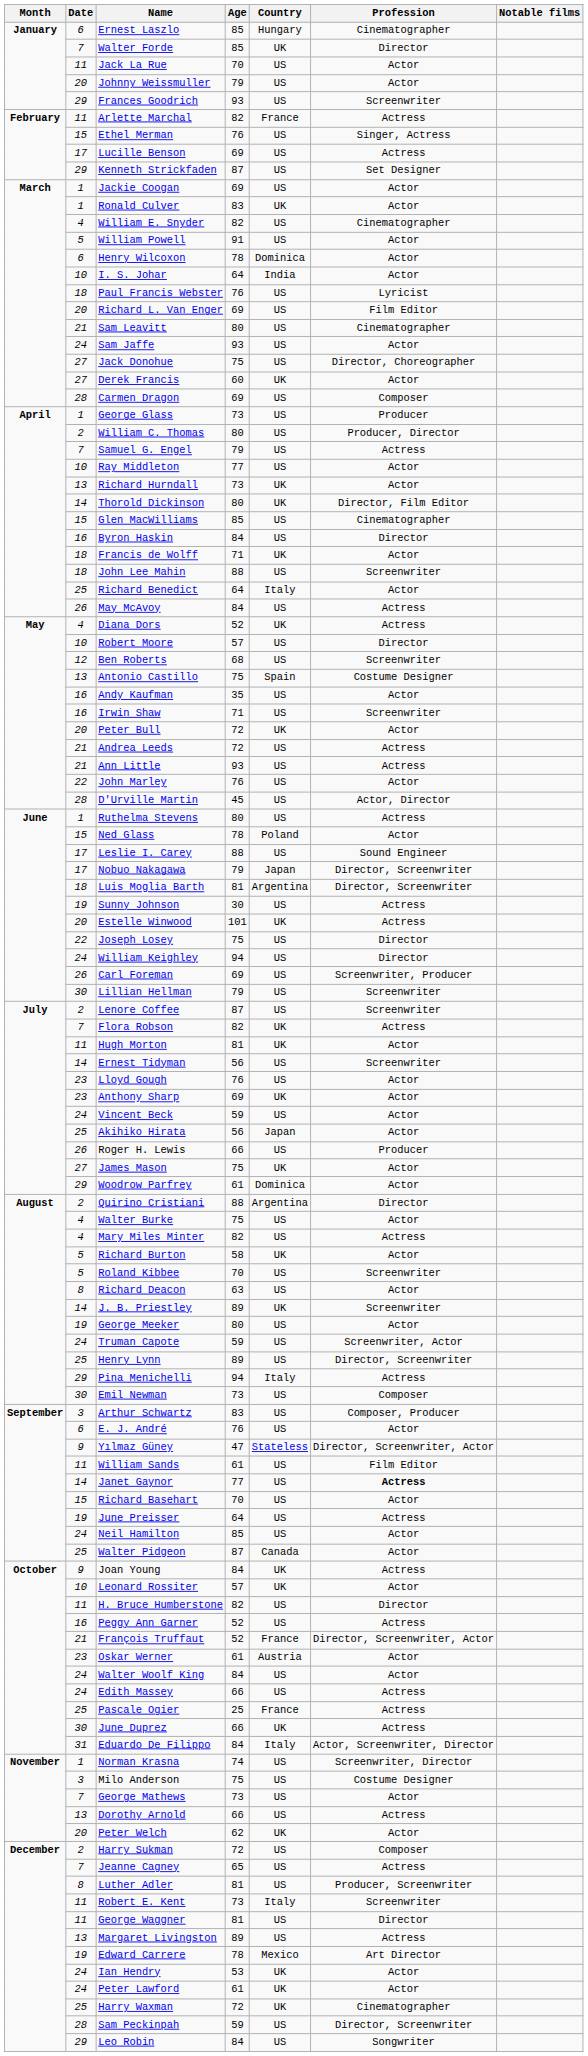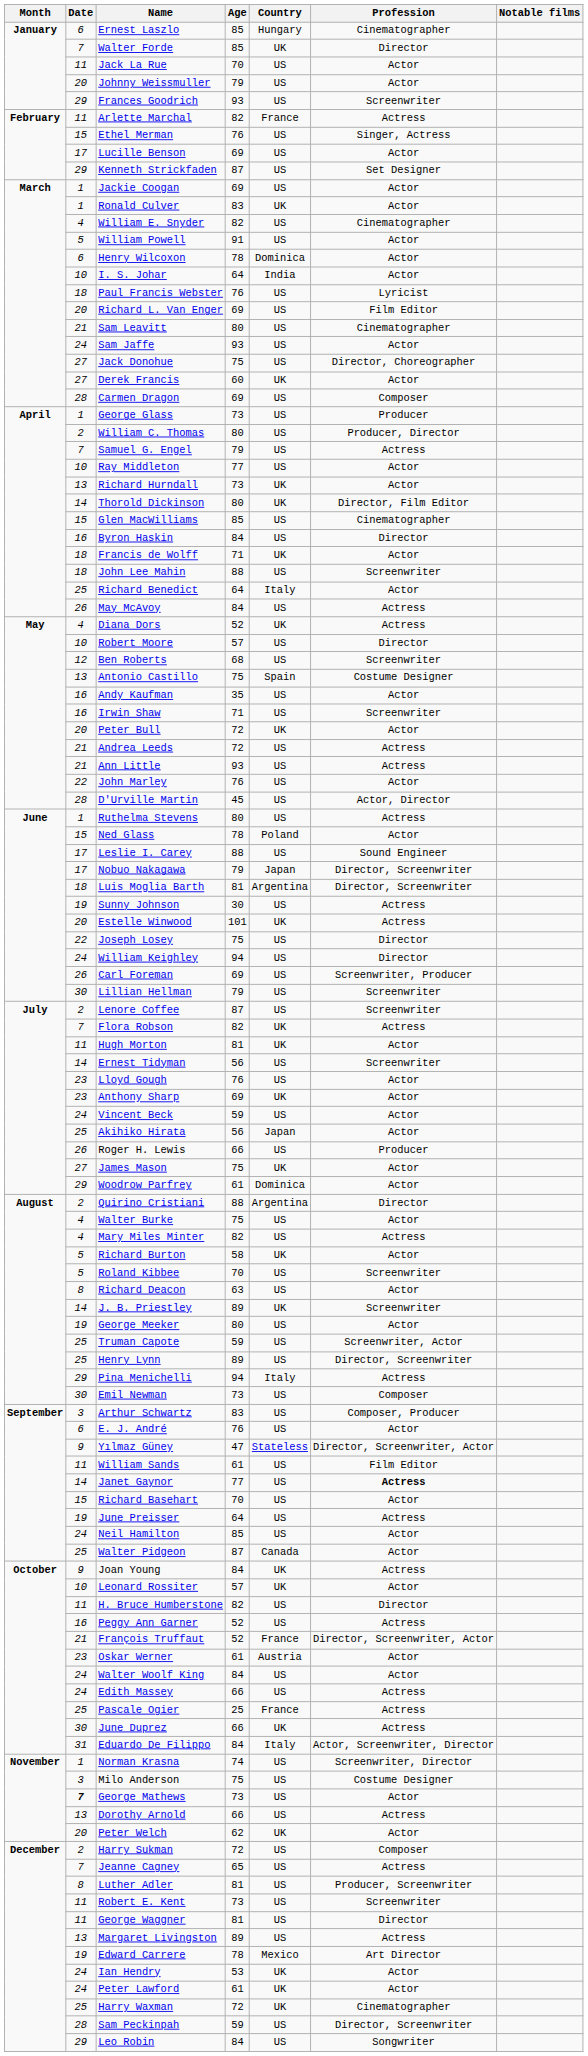(404, 153) Actress -> (404, 153) Actor
(81, 1342) 24 -> (81, 1342) 25
(81, 1797) normal -> (81, 1797) bold
(280, 1902) Italy -> (280, 1902) US
